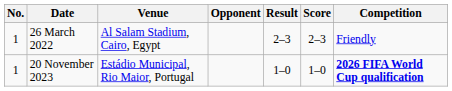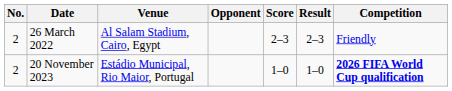columns swapped: (317, 13) <-> (282, 13)
(16, 38) 1 -> (16, 38) 2
(16, 70) 1 -> (16, 70) 2
